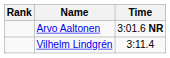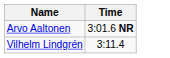- column: (19, 12)
